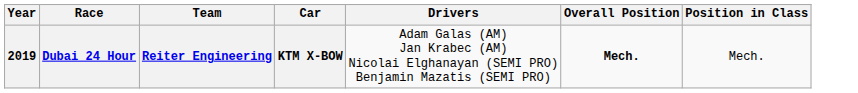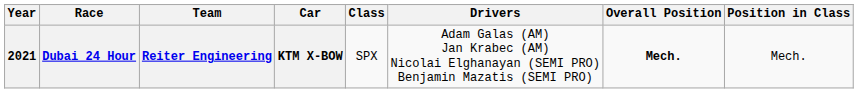+ column: (367, 14)
(22, 56) 2019 -> (22, 56) 2021
